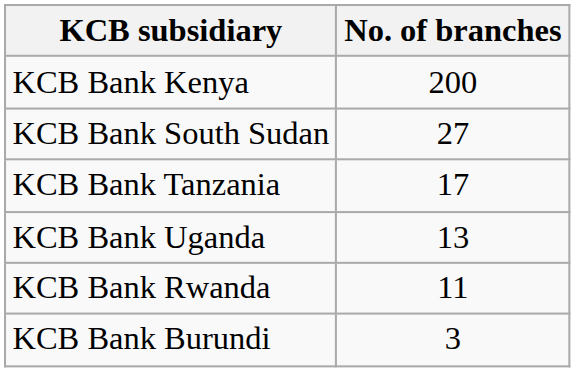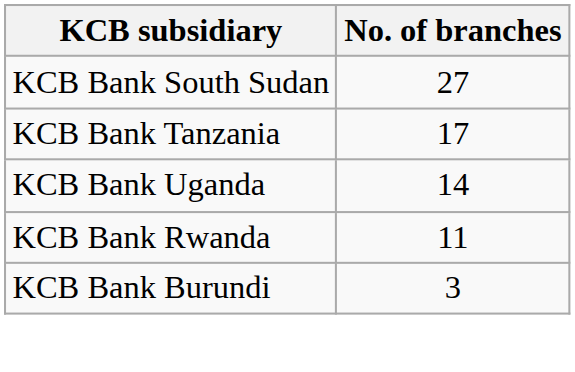- row: (131, 81)
(453, 236) 13 -> (453, 184) 14
